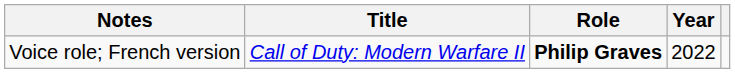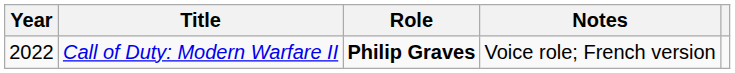columns swapped: (693, 20) <-> (125, 20)
